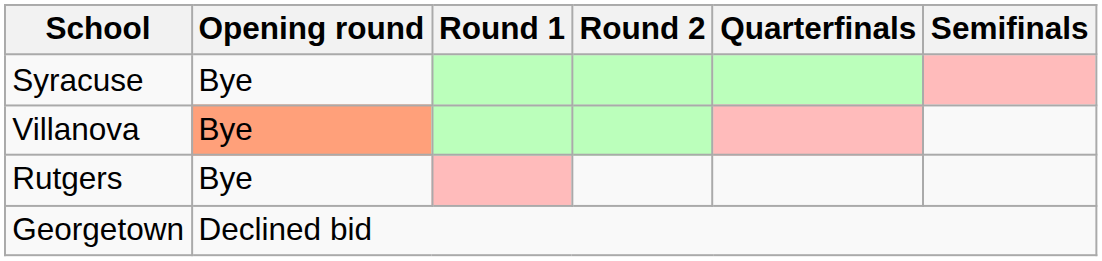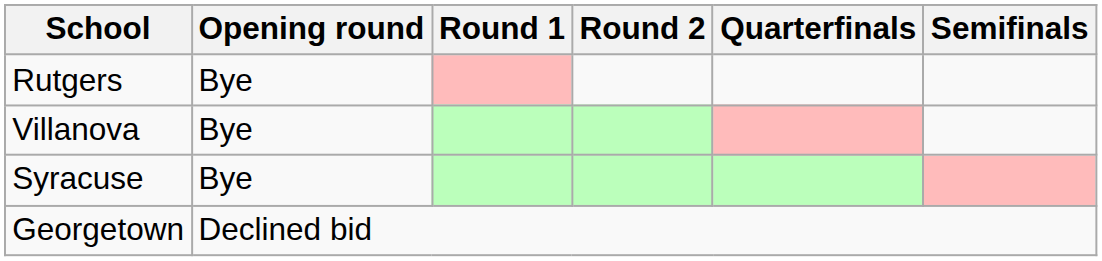rows swapped: (78, 79) <-> (67, 179)
(226, 129) lightsalmon background -> (226, 129) no background
